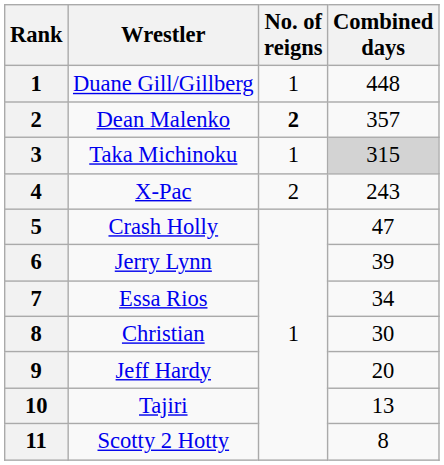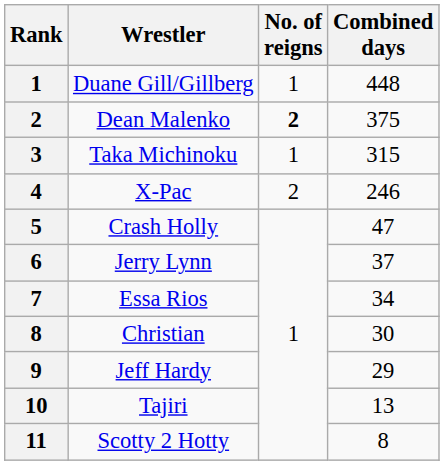(383, 119) 357 -> (383, 119) 375
(383, 155) lightgrey background -> (383, 155) no background
(383, 190) 243 -> (383, 190) 246
(383, 262) 39 -> (383, 262) 37
(383, 369) 20 -> (383, 369) 29
